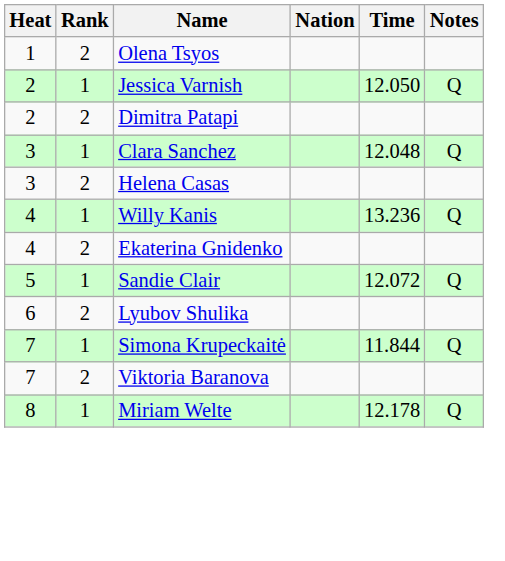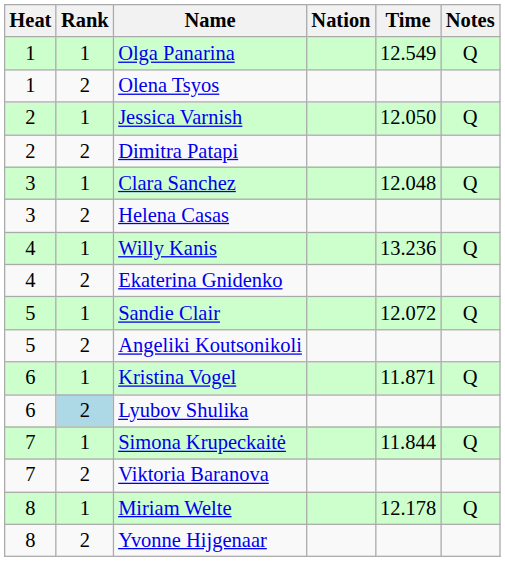+ row: (176, 53)
+ row: (210, 345)
+ row: (177, 378)
(85, 313) no background -> (85, 410) lightblue background
+ row: (192, 540)
